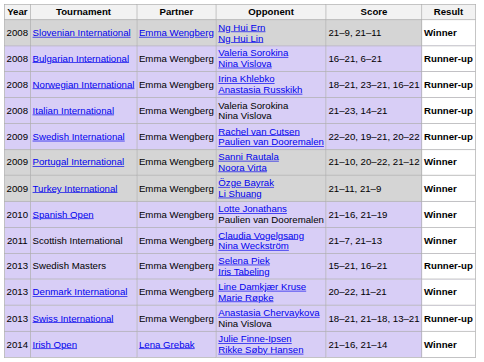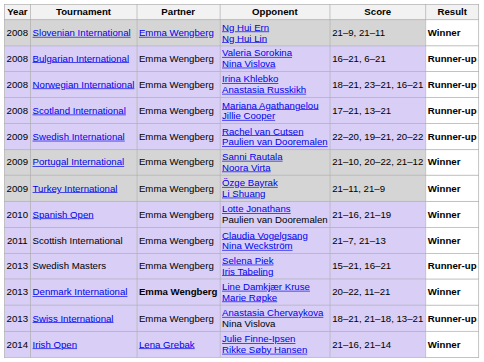+ row: (79, 111)
- row: (73, 111)
(176, 293) normal -> (178, 293) bold
